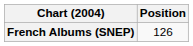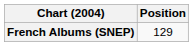(163, 32) 126 -> (163, 32) 129
